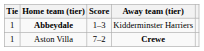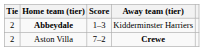(12, 25) 1 -> (12, 25) 2
(12, 39) 1 -> (12, 39) 2
